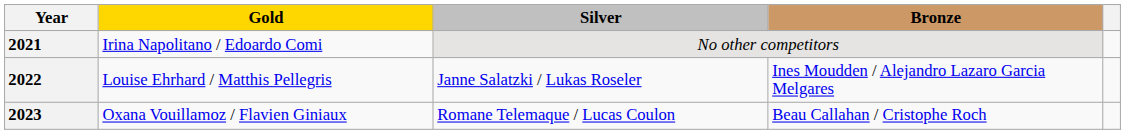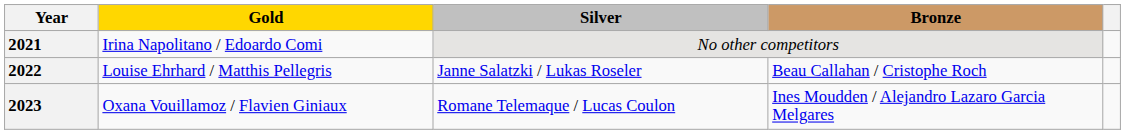(909, 79) Ines Moudden / Alejandro Lazaro Garcia Melgares -> (879, 70) Beau Callahan / Cristophe Roch
(879, 115) Beau Callahan / Cristophe Roch -> (909, 106) Ines Moudden / Alejandro Lazaro Garcia Melgares
